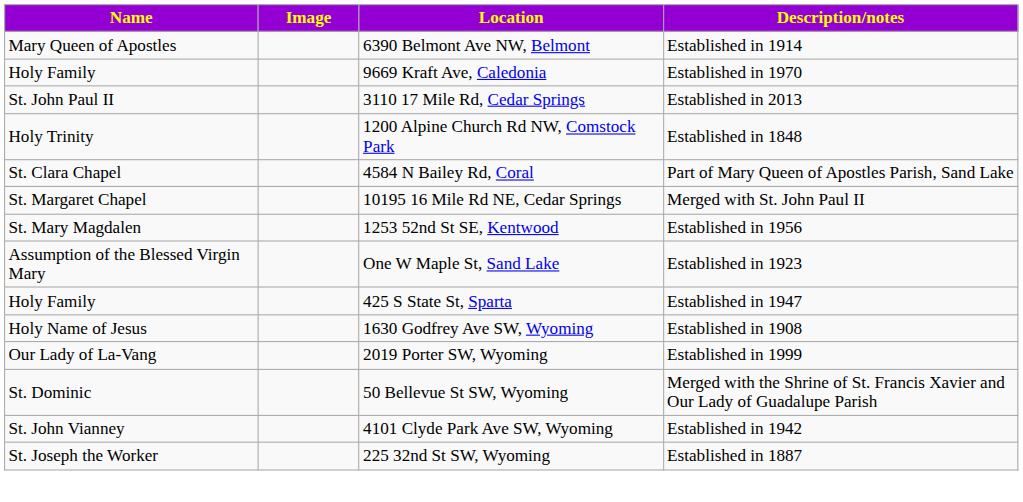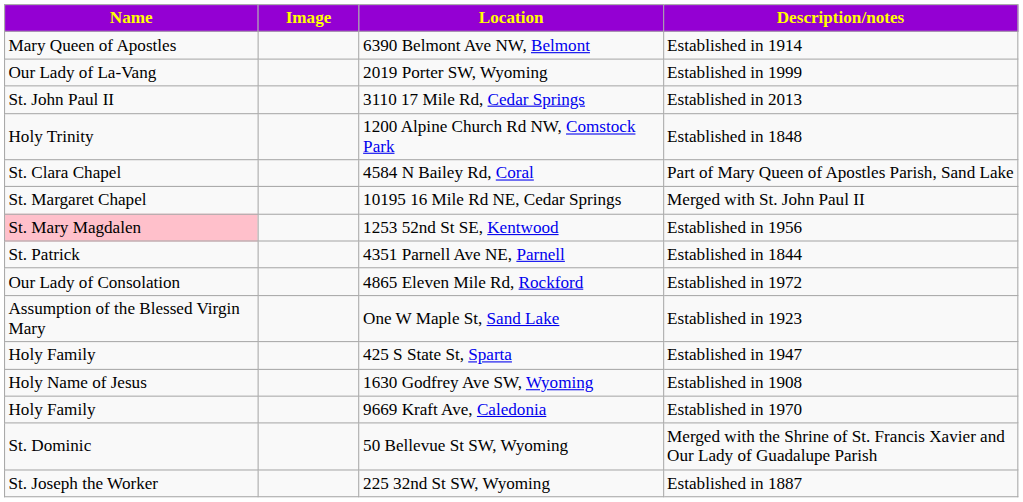rows swapped: (455, 72) <-> (455, 355)
(75, 227) no background -> (75, 227) pink background
+ row: (464, 254)
+ row: (473, 281)
- row: (488, 428)
